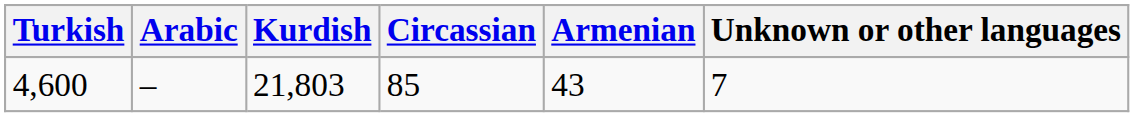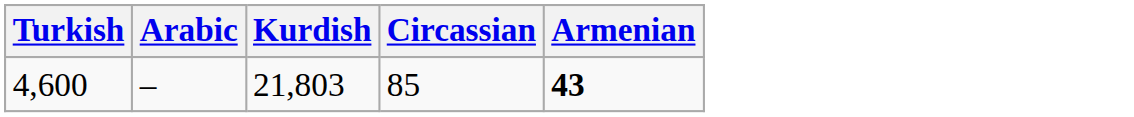- column: (916, 30)
(568, 83) normal -> (568, 83) bold
